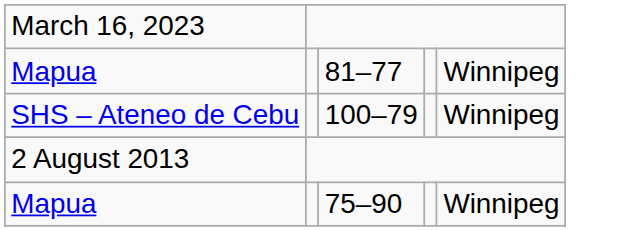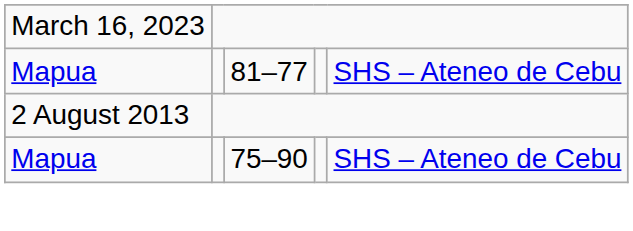(501, 70) Winnipeg -> (477, 70) SHS – Ateneo de Cebu
- row: (155, 114)
(501, 203) Winnipeg -> (477, 159) SHS – Ateneo de Cebu
